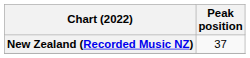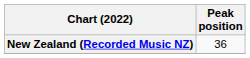(221, 44) 37 -> (221, 44) 36
